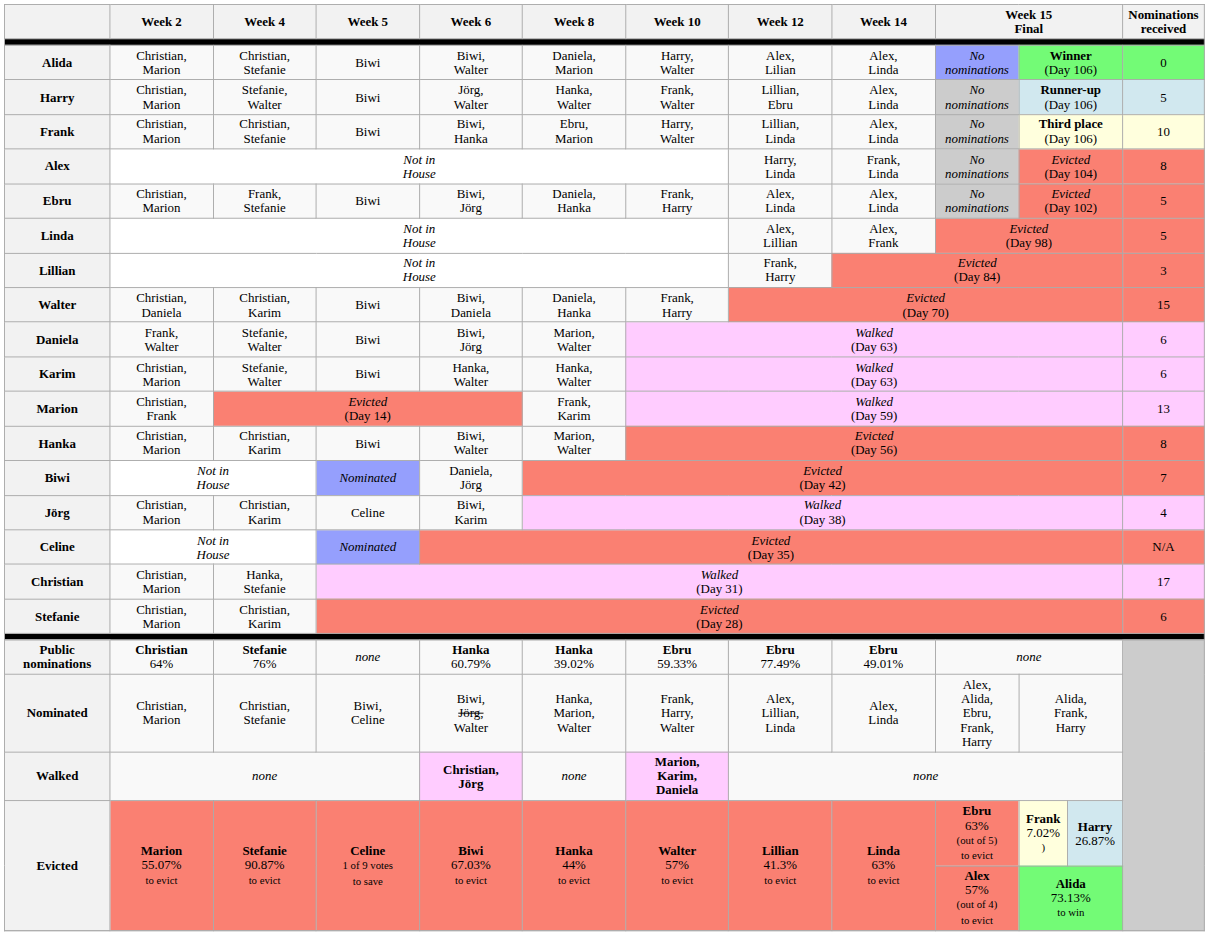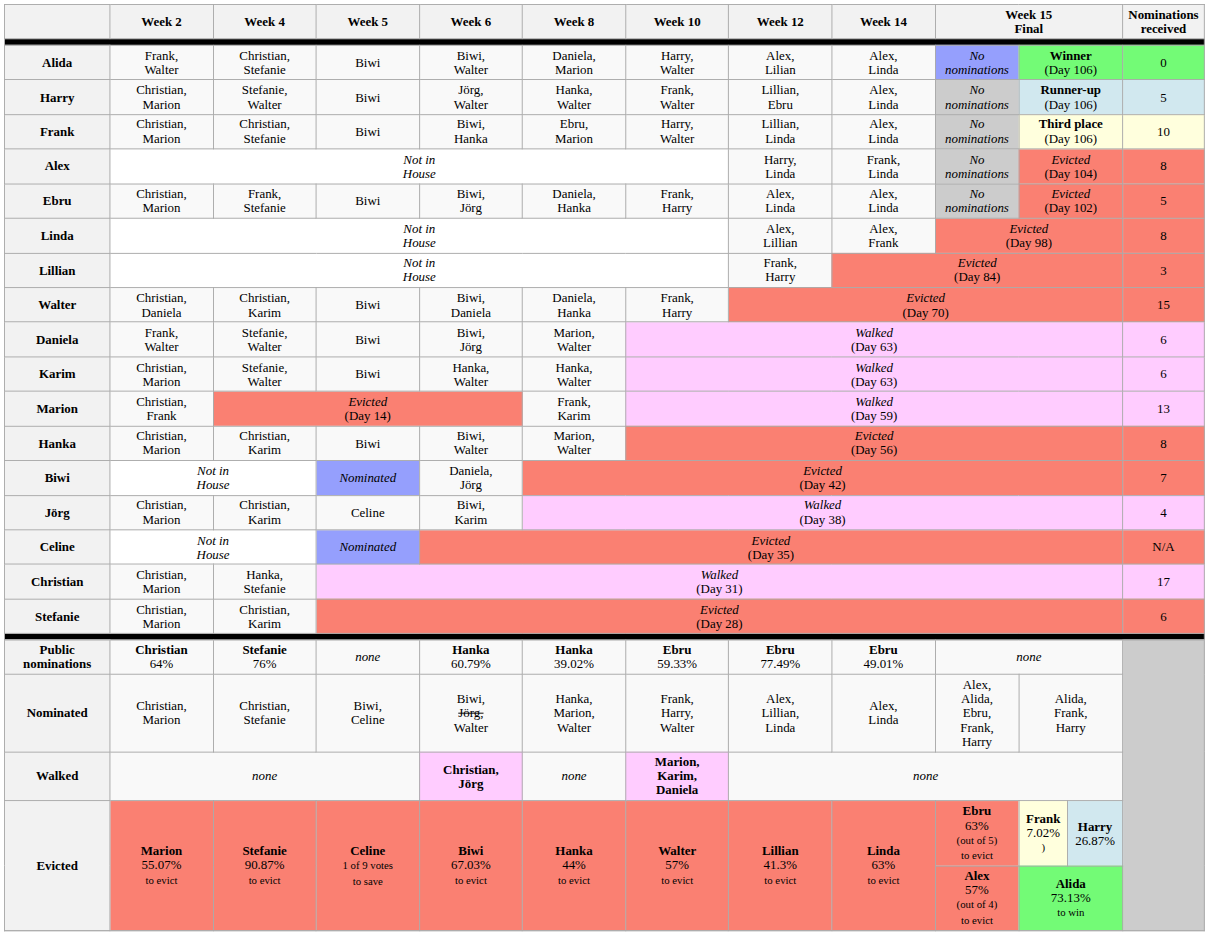(161, 62) Christian, Marion -> (161, 62) Frank, Walter
(1163, 235) 5 -> (1163, 235) 8
